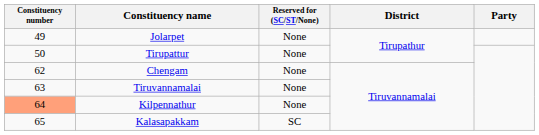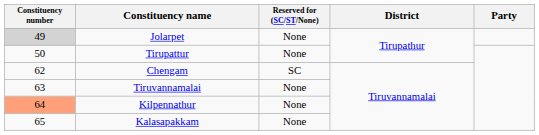(40, 36) no background -> (40, 36) lightgrey background
(295, 70) None -> (295, 70) SC
(295, 121) SC -> (295, 121) None
